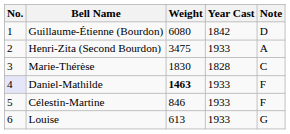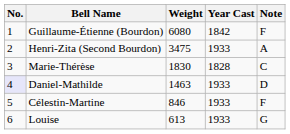(264, 31) D -> (263, 31) F
(180, 84) bold -> (180, 84) normal
(263, 84) F -> (264, 84) D
